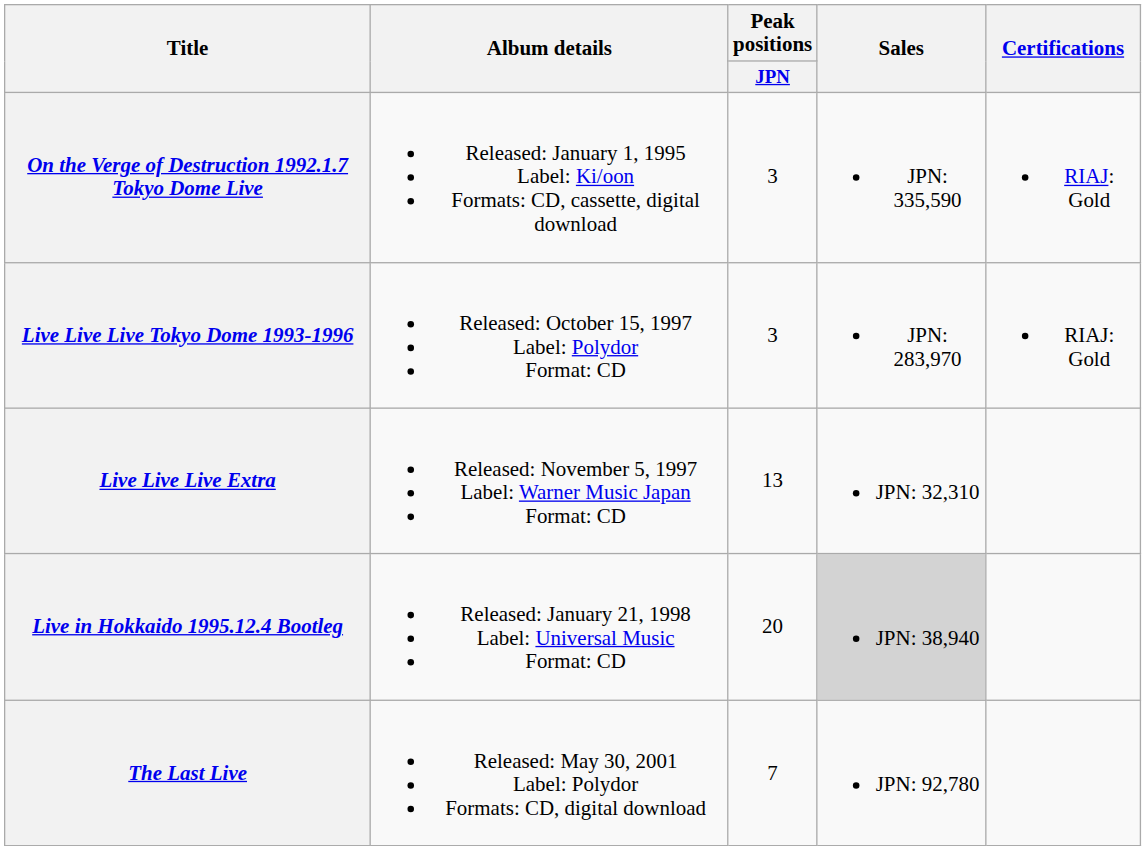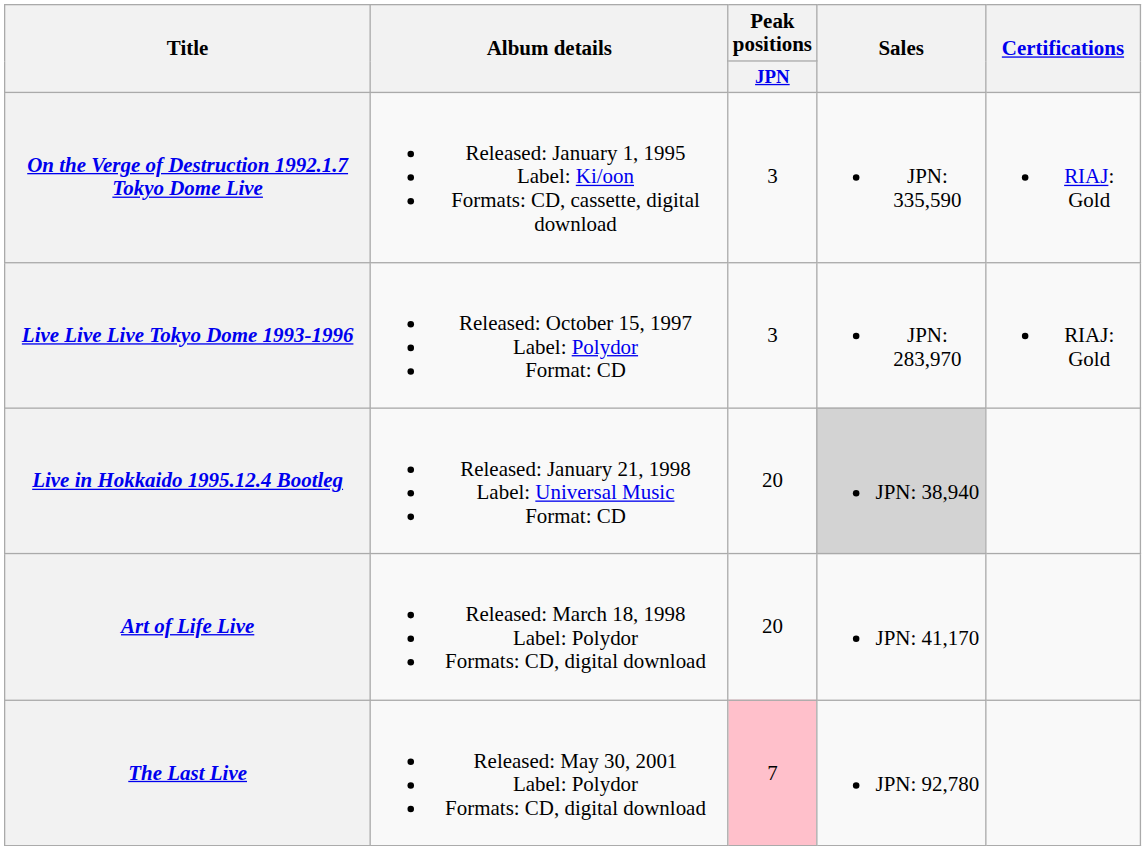- row: (188, 480)
+ row: (188, 626)
(773, 772) no background -> (772, 772) pink background
